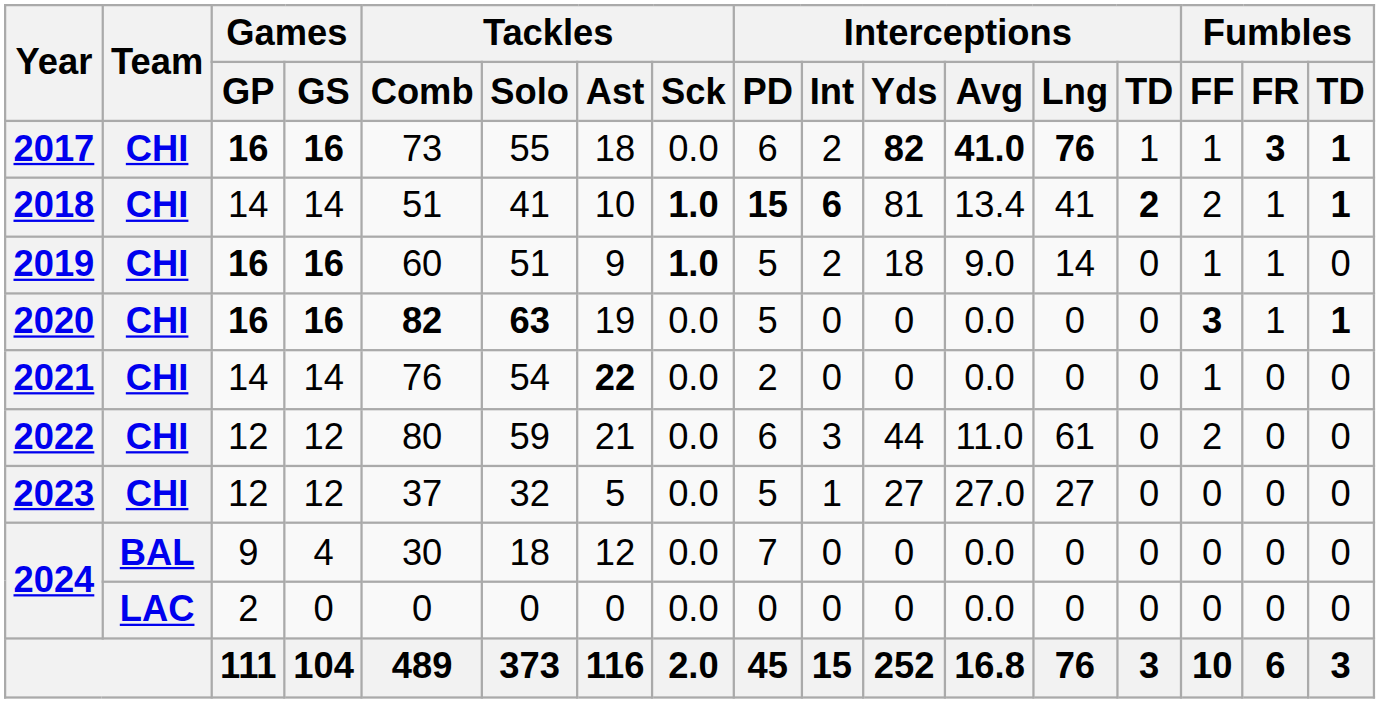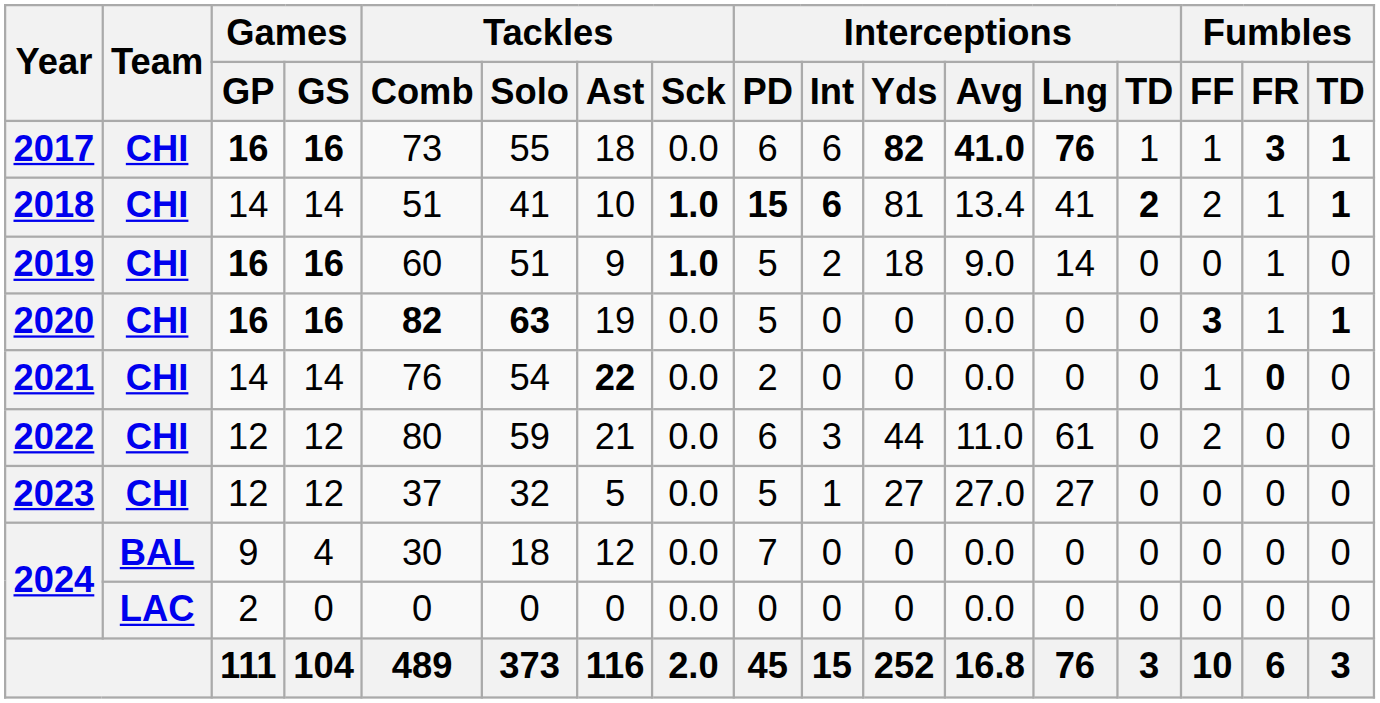(832, 148) 2 -> (832, 148) 6
(1212, 263) 1 -> (1212, 263) 0
(1275, 378) normal -> (1275, 378) bold
